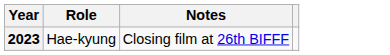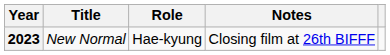+ column: (86, 15)
